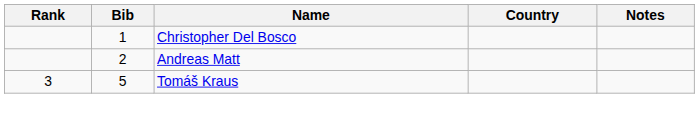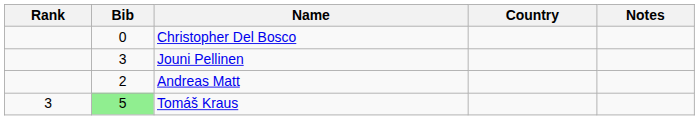(123, 37) 1 -> (123, 37) 0
+ row: (200, 59)
(123, 81) no background -> (123, 103) lightgreen background
